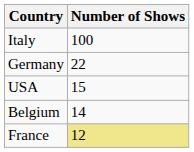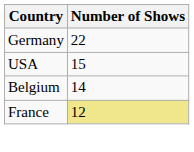- row: (22, 40)
